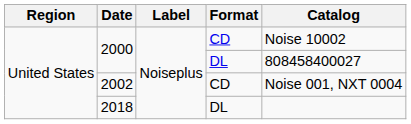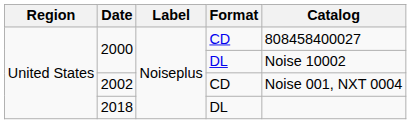(305, 38) Noise 10002 -> (313, 38) 808458400027
(313, 61) 808458400027 -> (305, 61) Noise 10002
